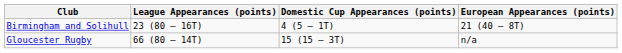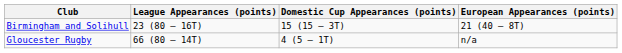(308, 26) 4 (5 – 1T) -> (313, 26) 15 (15 – 3T)
(313, 40) 15 (15 – 3T) -> (308, 40) 4 (5 – 1T)
